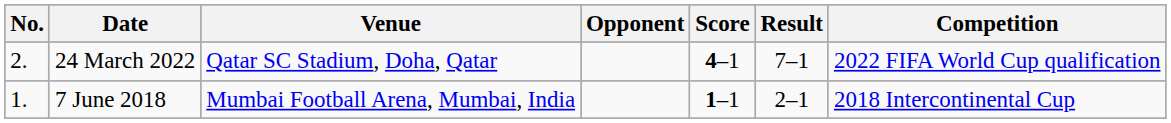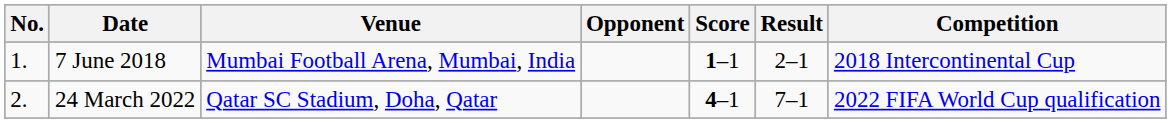rows swapped: (111, 98) <-> (125, 60)
